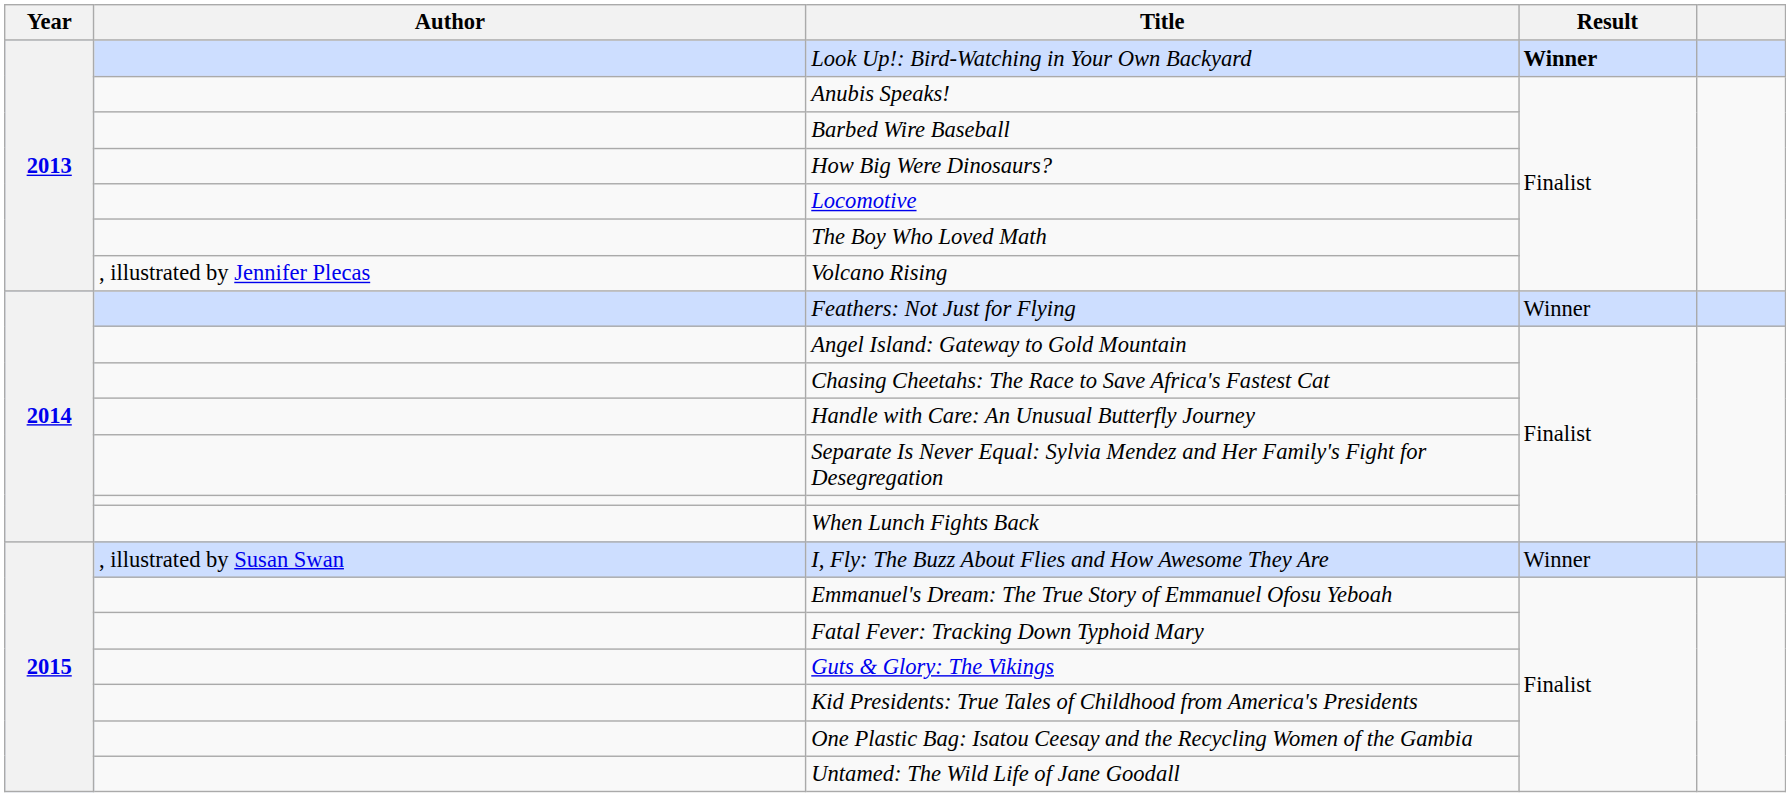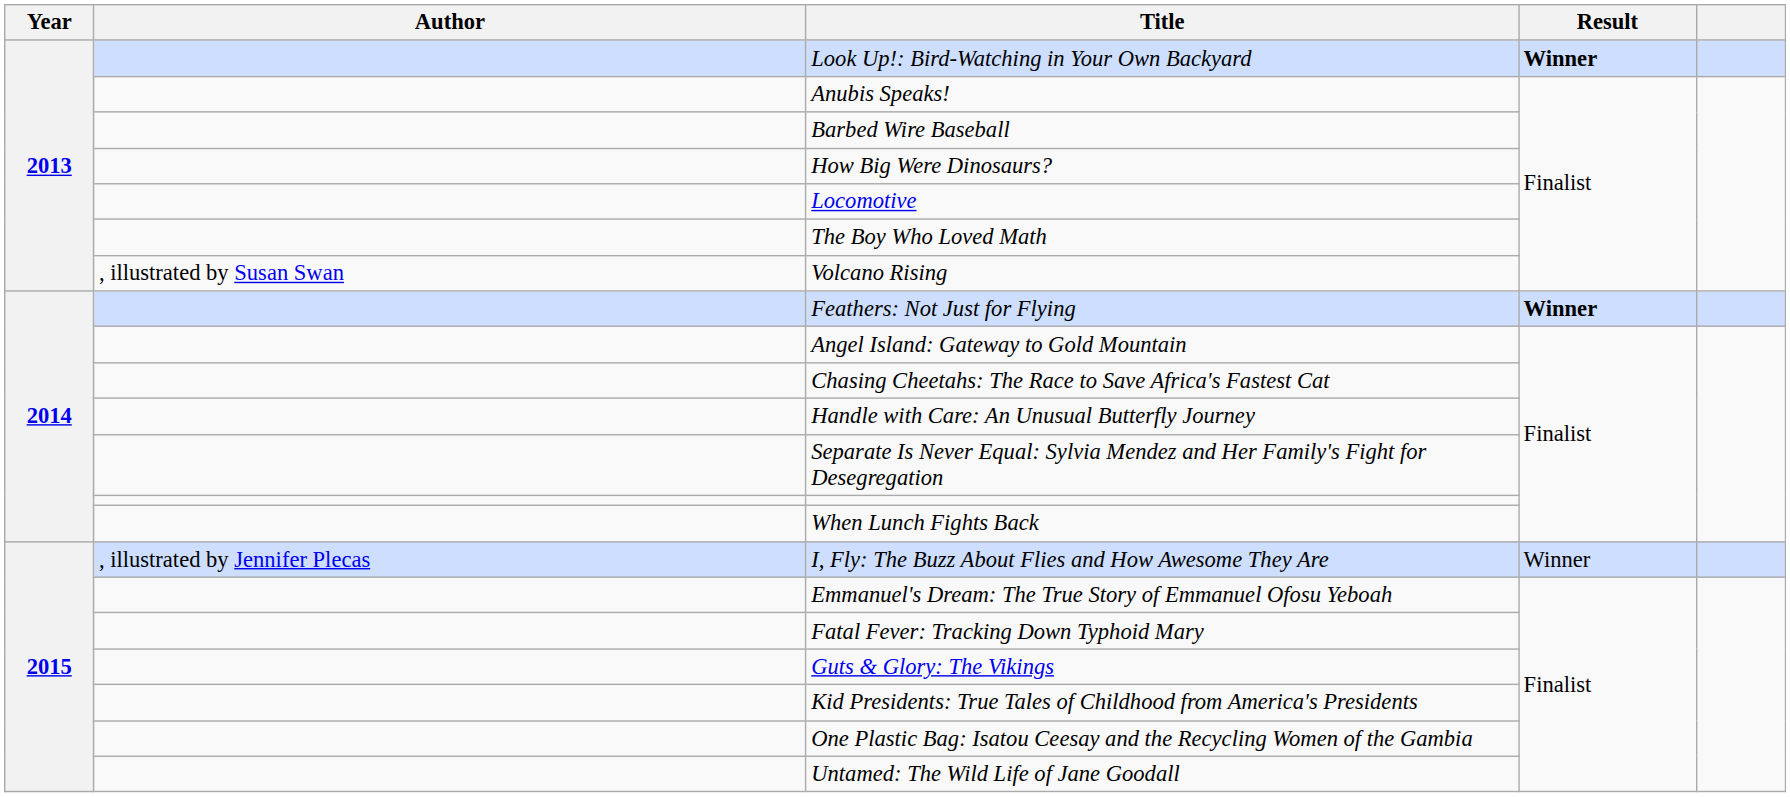(235, 272) , illustrated by Jennifer Plecas -> (221, 272) , illustrated by Susan Swan
(1557, 308) normal -> (1560, 308) bold
(221, 559) , illustrated by Susan Swan -> (235, 559) , illustrated by Jennifer Plecas
